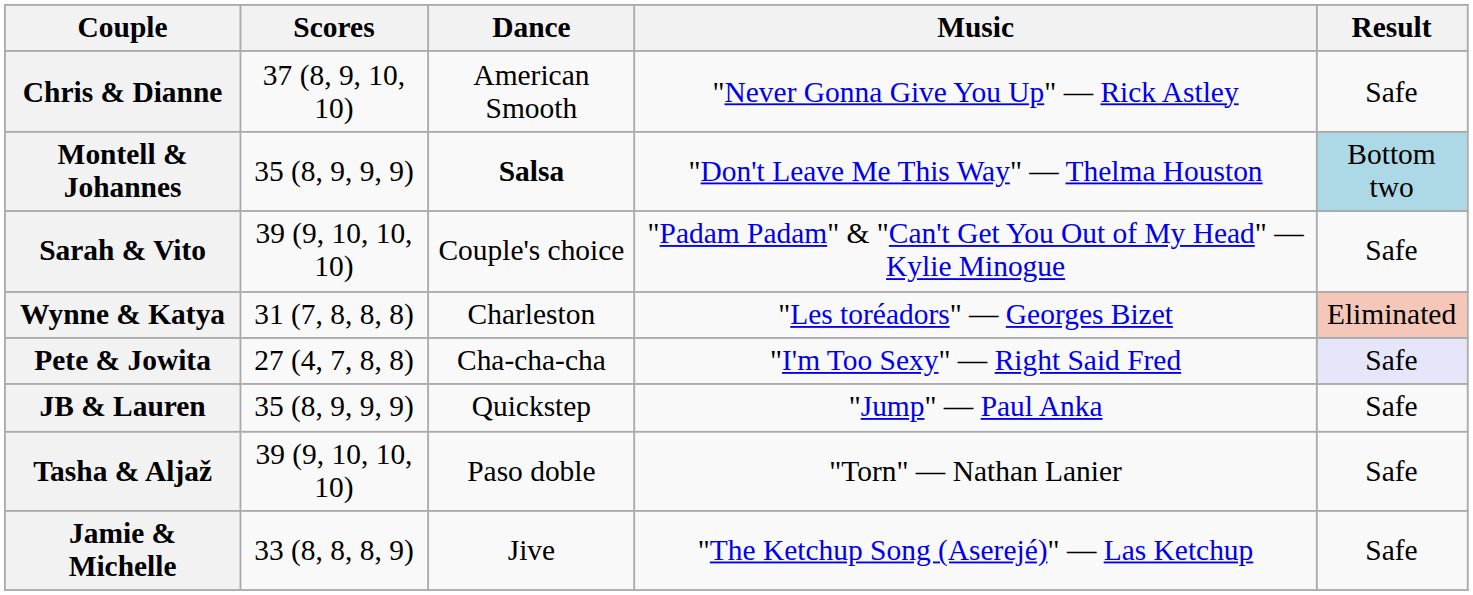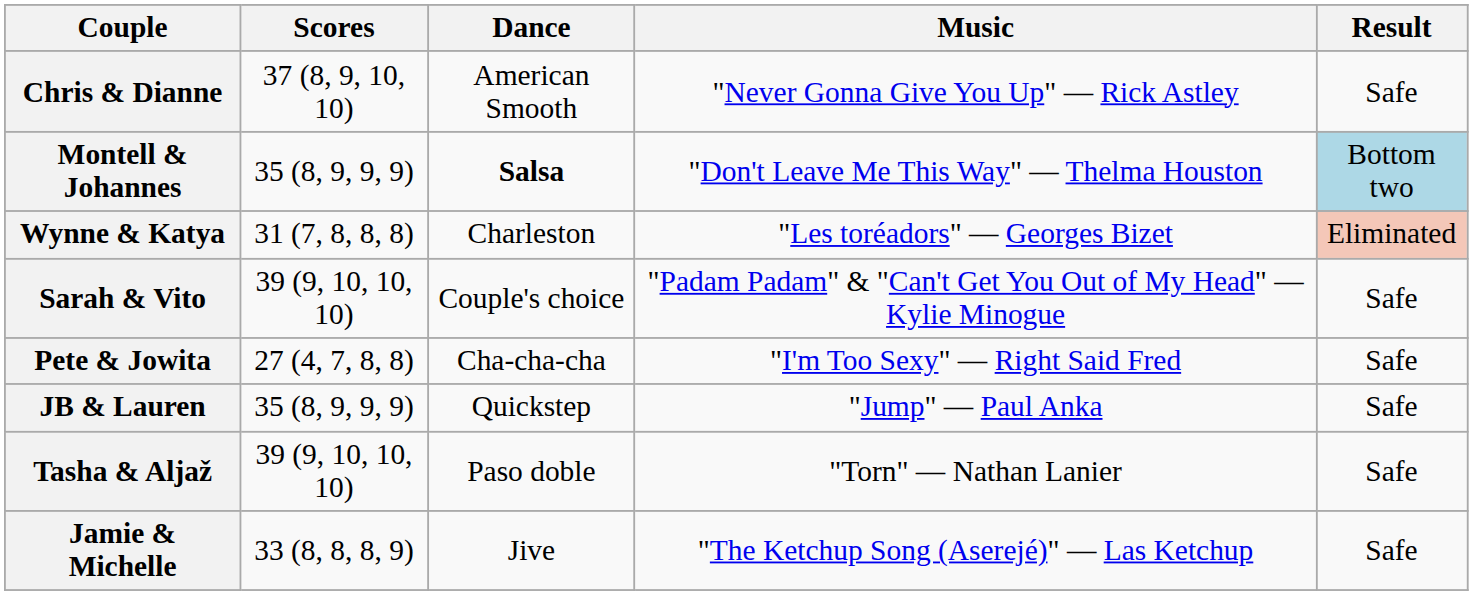rows swapped: (123, 250) <-> (123, 313)
(1392, 360) lavender background -> (1392, 360) no background
